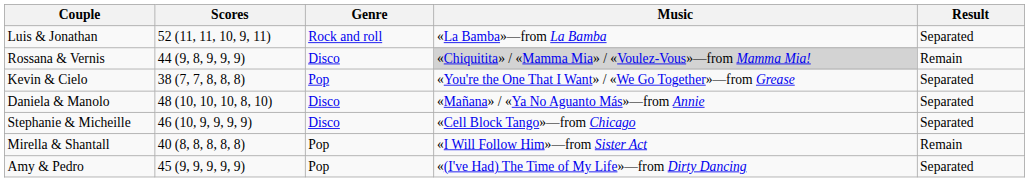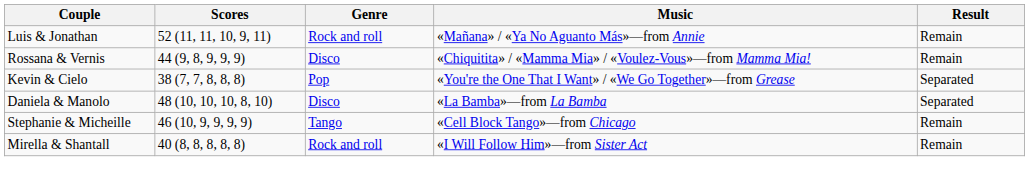(522, 36) «La Bamba»—from La Bamba -> (571, 36) «Mañana» / «Ya No Aguanto Más»—from Annie
(947, 36) Separated -> (941, 36) Remain
(624, 58) lightgrey background -> (624, 58) no background
(571, 101) «Mañana» / «Ya No Aguanto Más»—from Annie -> (522, 101) «La Bamba»—from La Bamba
(324, 123) Disco -> (325, 123) Tango
(947, 123) Separated -> (941, 123) Remain
(319, 144) Pop -> (345, 144) Rock and roll
- row: (46, 166)
